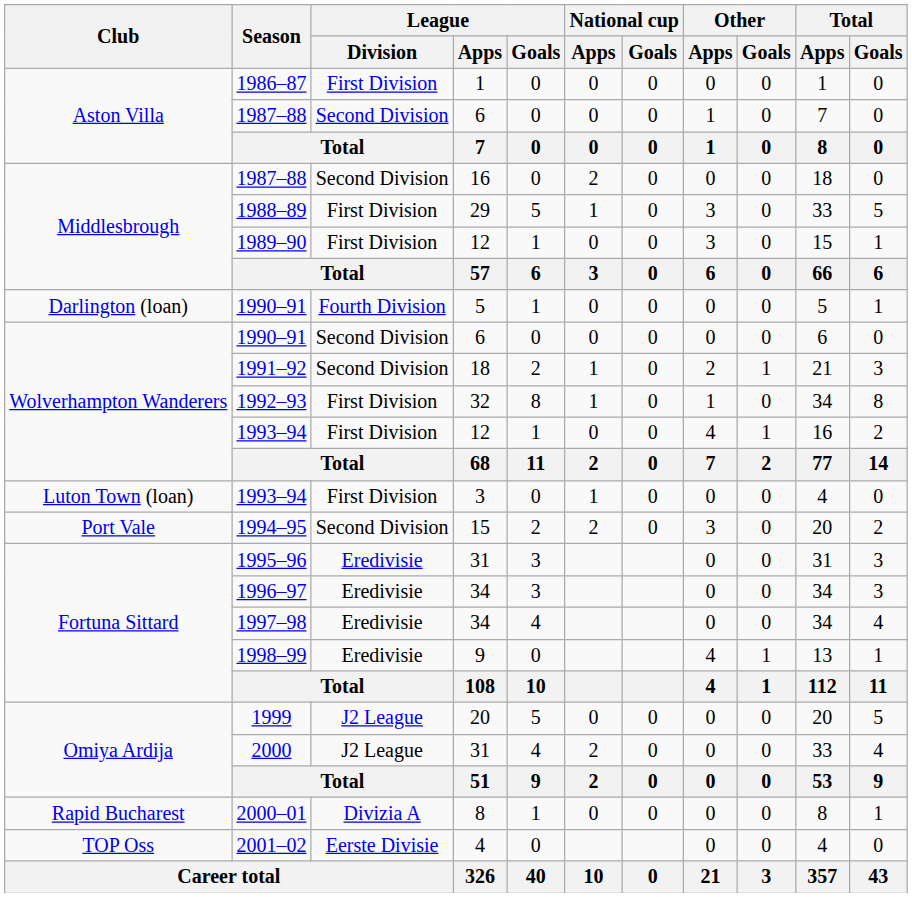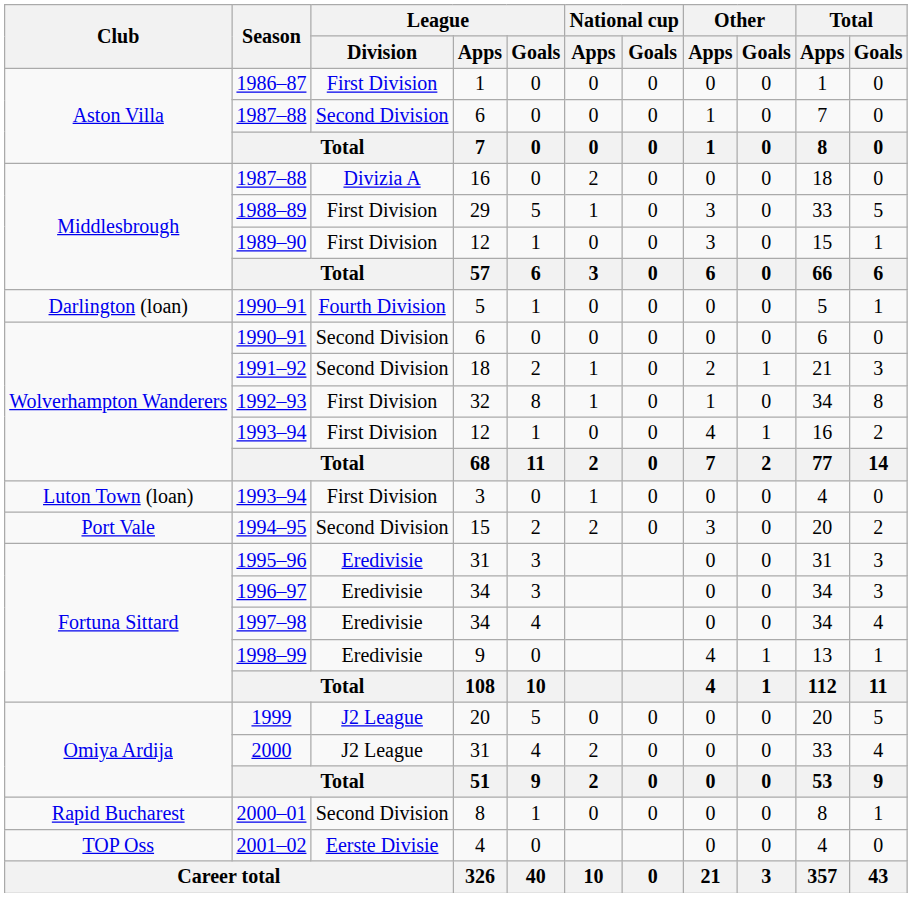(382, 178) Second Division -> (382, 178) Divizia A
(382, 813) Divizia A -> (382, 813) Second Division
